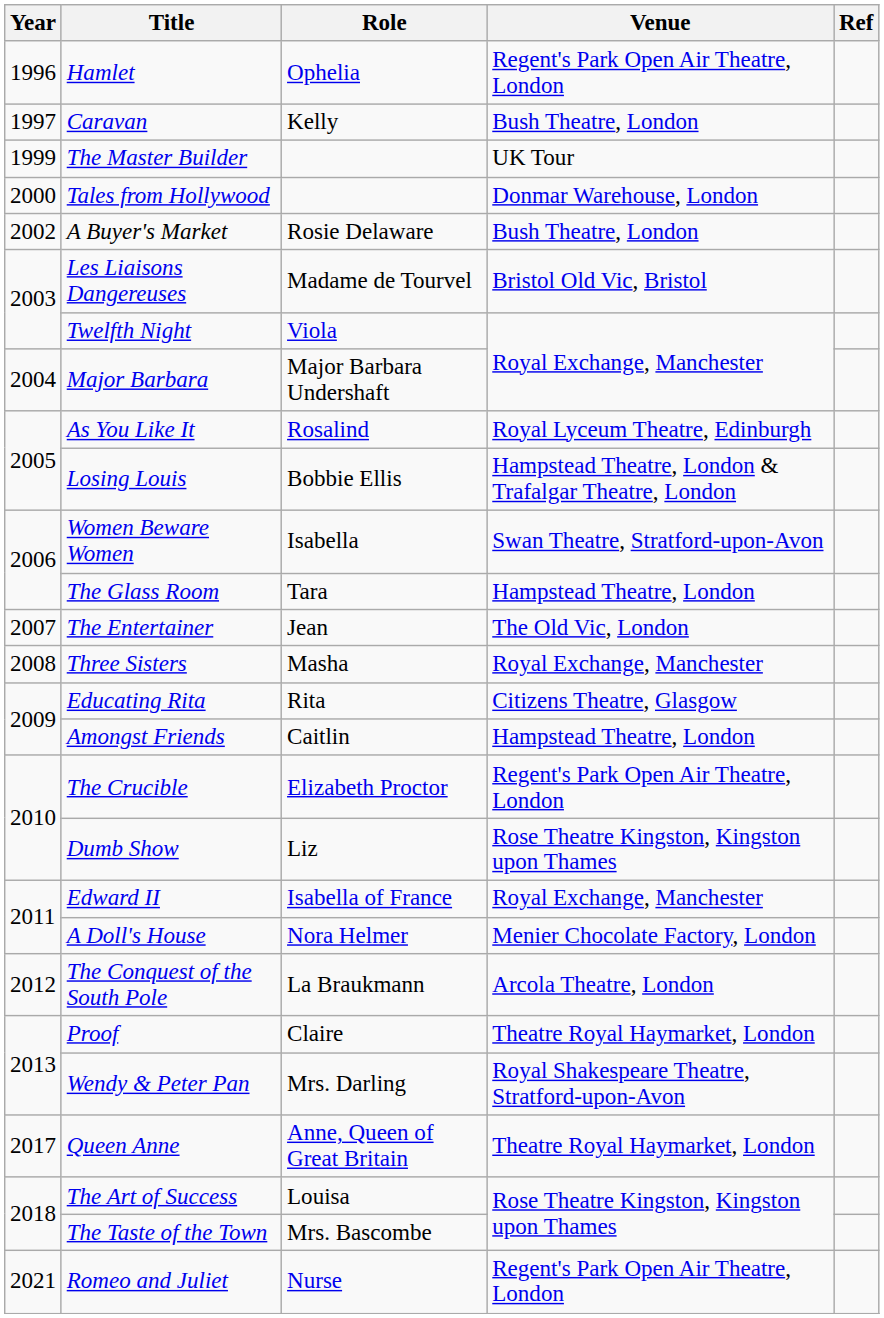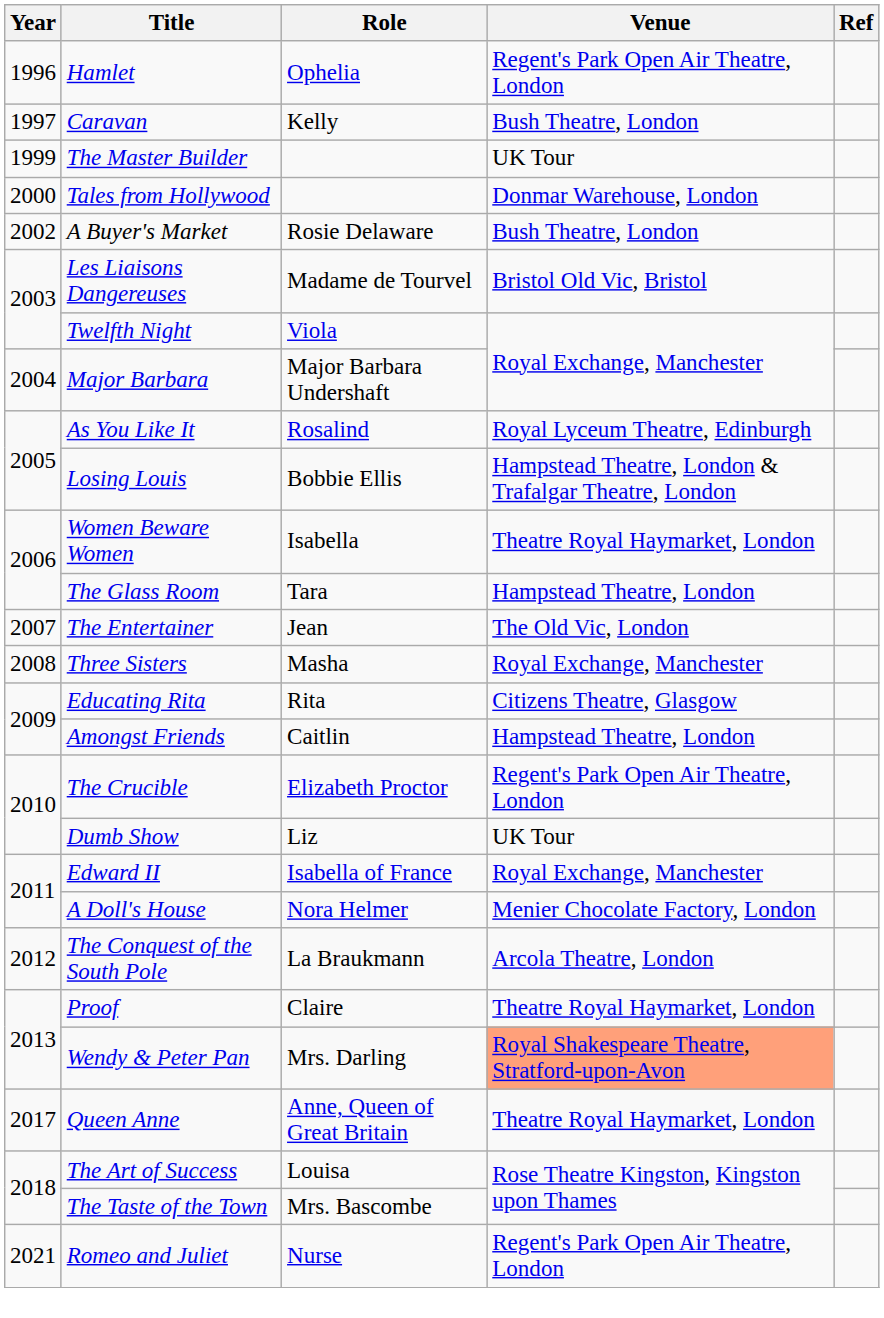(658, 541) Swan Theatre, Stratford-upon-Avon -> (653, 541) Theatre Royal Haymarket, London
(646, 848) Rose Theatre Kingston, Kingston upon Thames -> (533, 836) UK Tour
(621, 1083) no background -> (621, 1057) lightsalmon background
